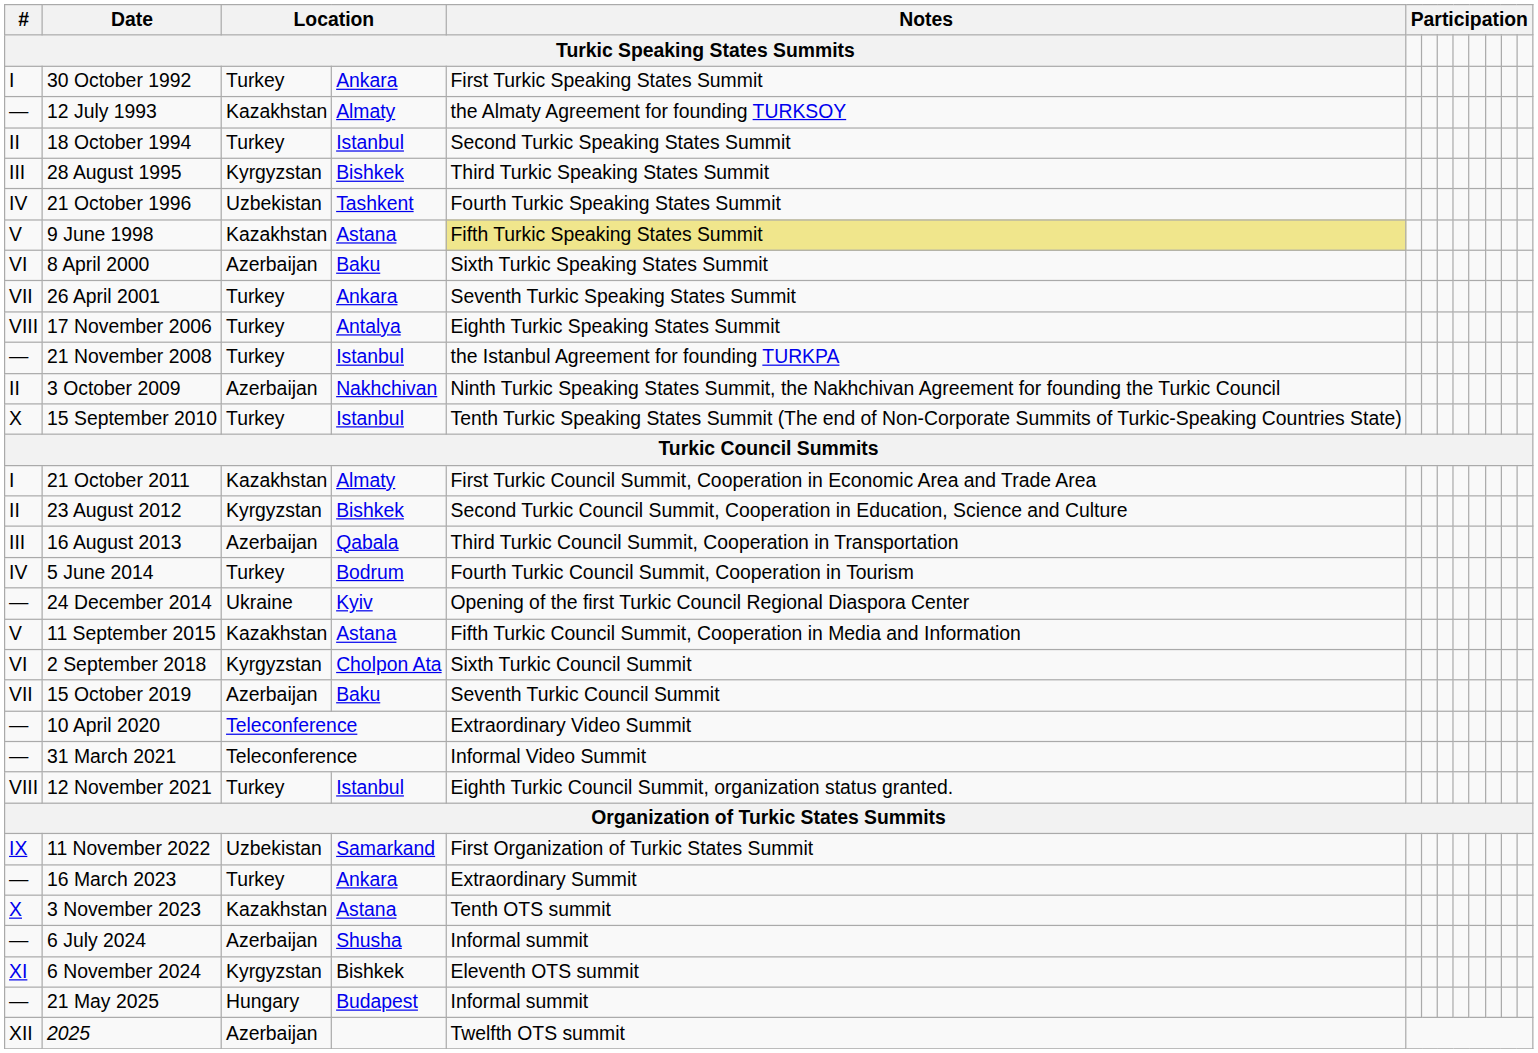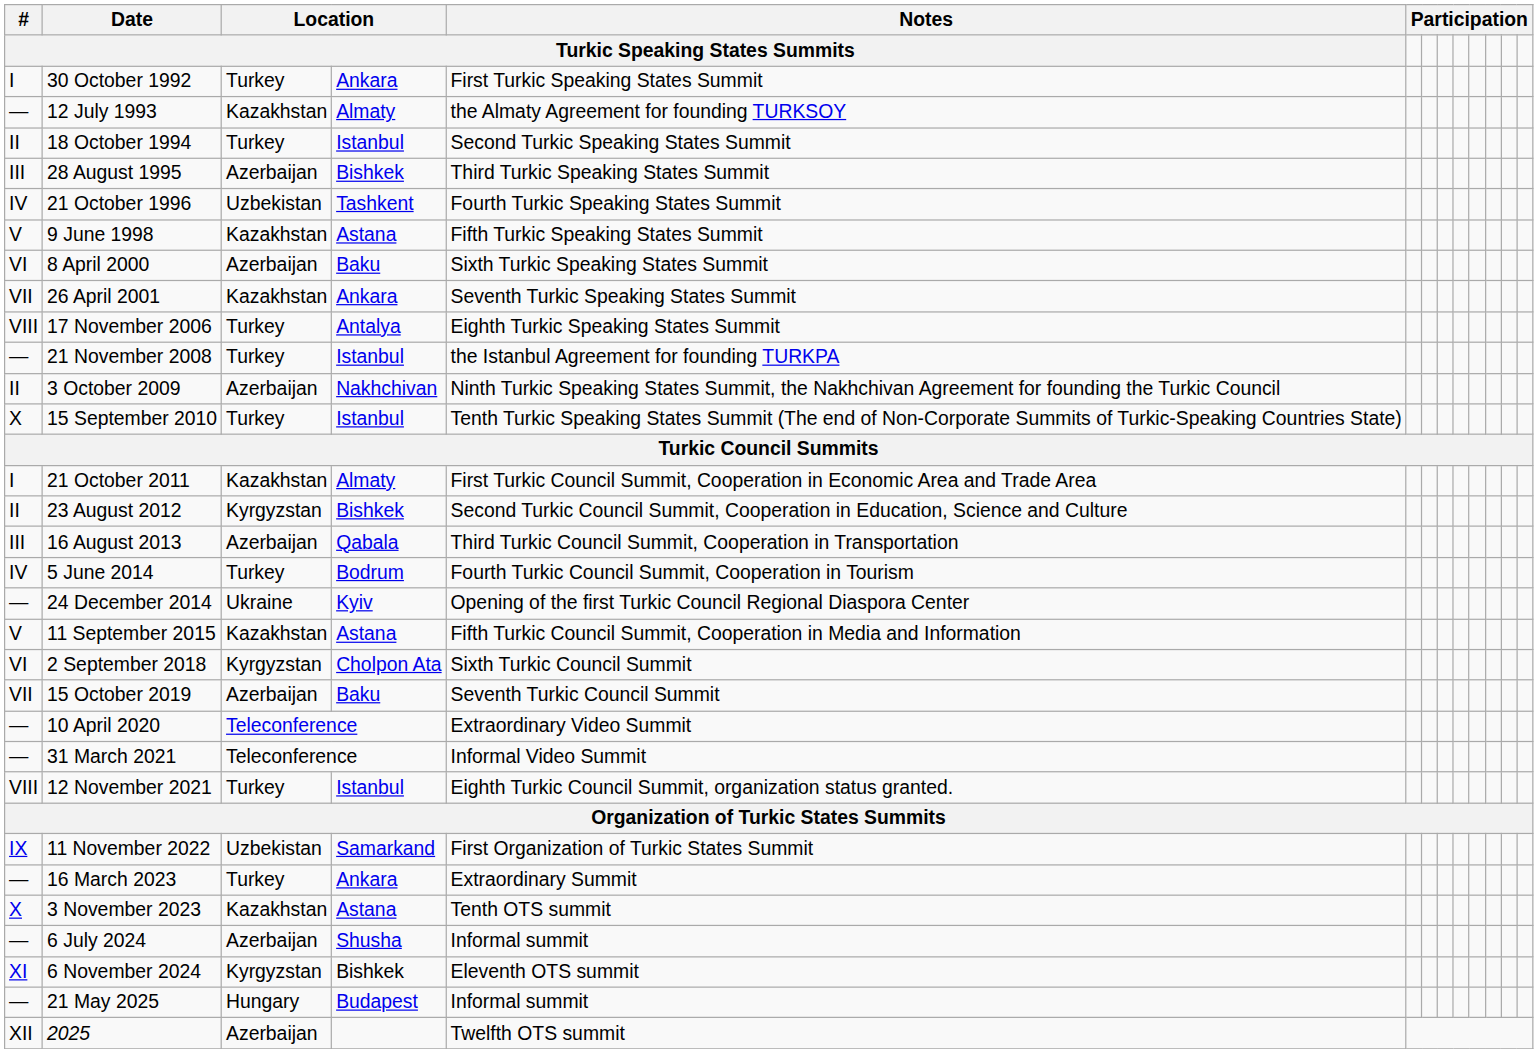(274, 173) Kyrgyzstan -> (272, 173) Azerbaijan
(607, 234) khaki background -> (607, 234) no background
(255, 296) Turkey -> (277, 296) Kazakhstan
